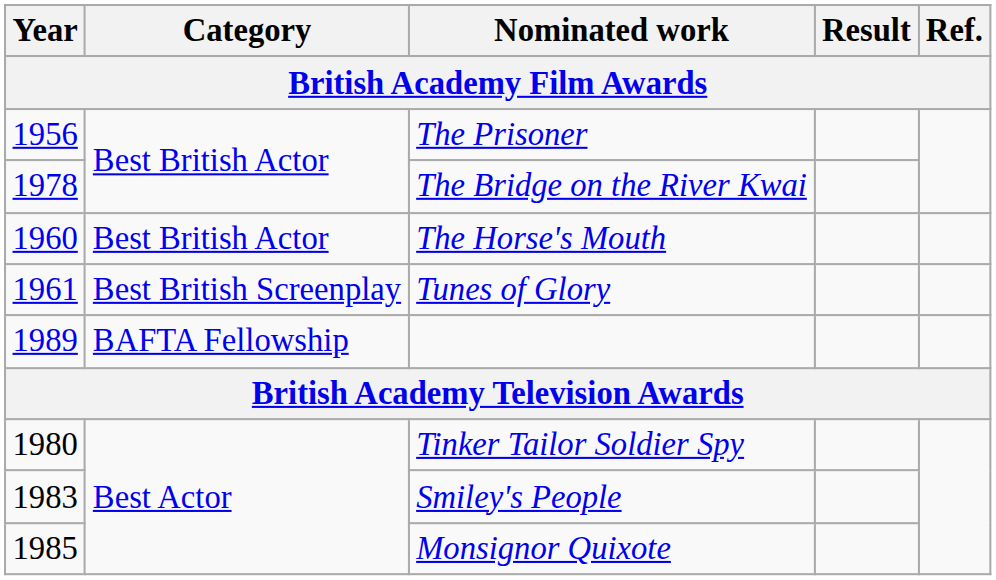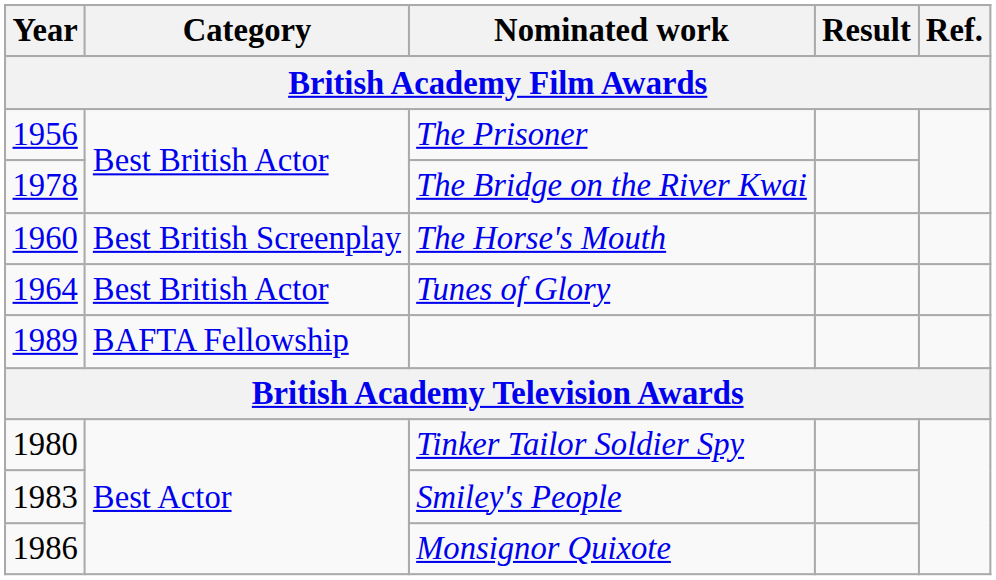(211, 237) Best British Actor -> (247, 237) Best British Screenplay
(45, 289) 1961 -> (45, 289) 1964
(247, 289) Best British Screenplay -> (211, 289) Best British Actor
(45, 548) 1985 -> (45, 548) 1986
